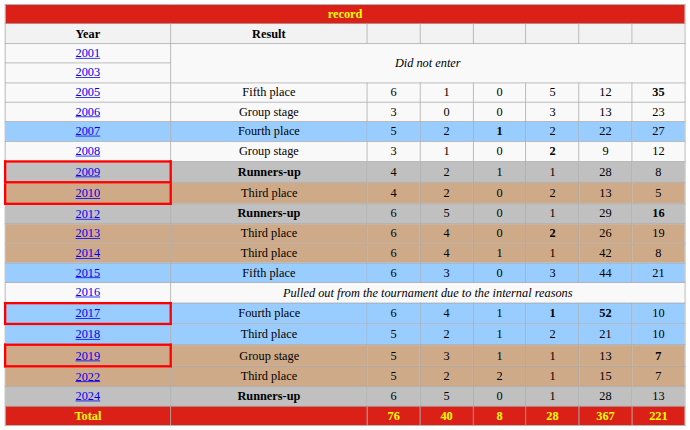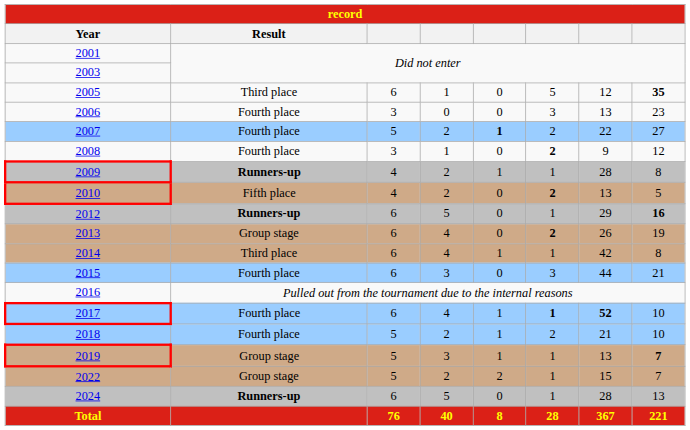(269, 92) Fifth place -> (269, 92) Third place
(269, 111) Group stage -> (269, 111) Fourth place
(269, 151) Group stage -> (269, 151) Fourth place
(269, 193) Third place -> (269, 193) Fifth place
(553, 193) normal -> (553, 193) bold
(269, 233) Third place -> (269, 233) Group stage
(269, 272) Fifth place -> (269, 272) Fourth place
(269, 334) Third place -> (269, 334) Fourth place
(269, 376) Third place -> (269, 376) Group stage
